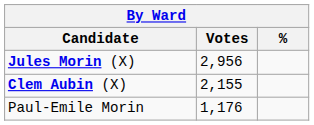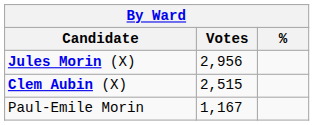(221, 85) 2,155 -> (221, 85) 2,515
(221, 108) 1,176 -> (221, 108) 1,167
